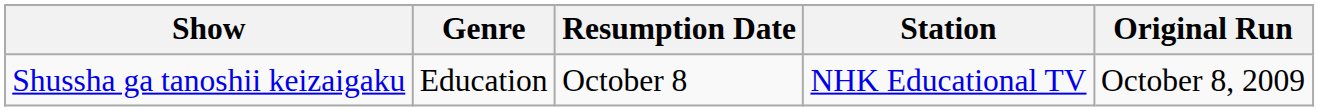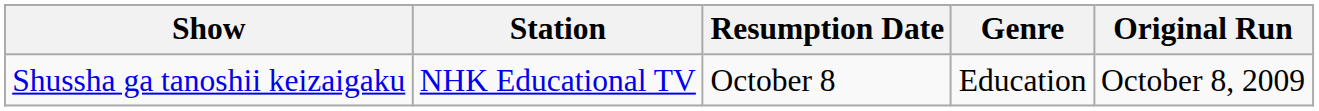columns swapped: (948, 29) <-> (484, 29)
